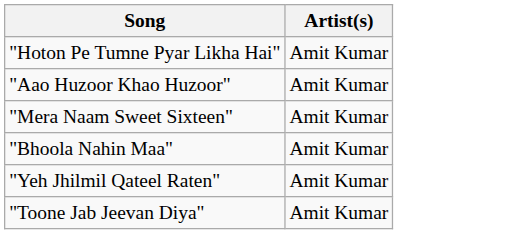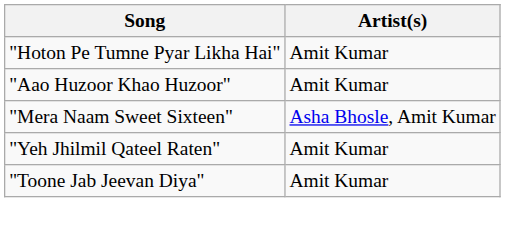(339, 116) Amit Kumar -> (393, 116) Asha Bhosle, Amit Kumar
- row: (91, 149)
